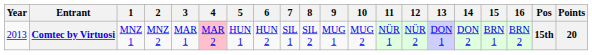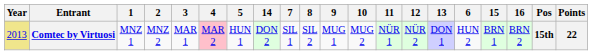columns swapped: (267, 13) <-> (468, 13)
(17, 35) no background -> (17, 35) khaki background
(572, 35) 20 -> (572, 35) 22
